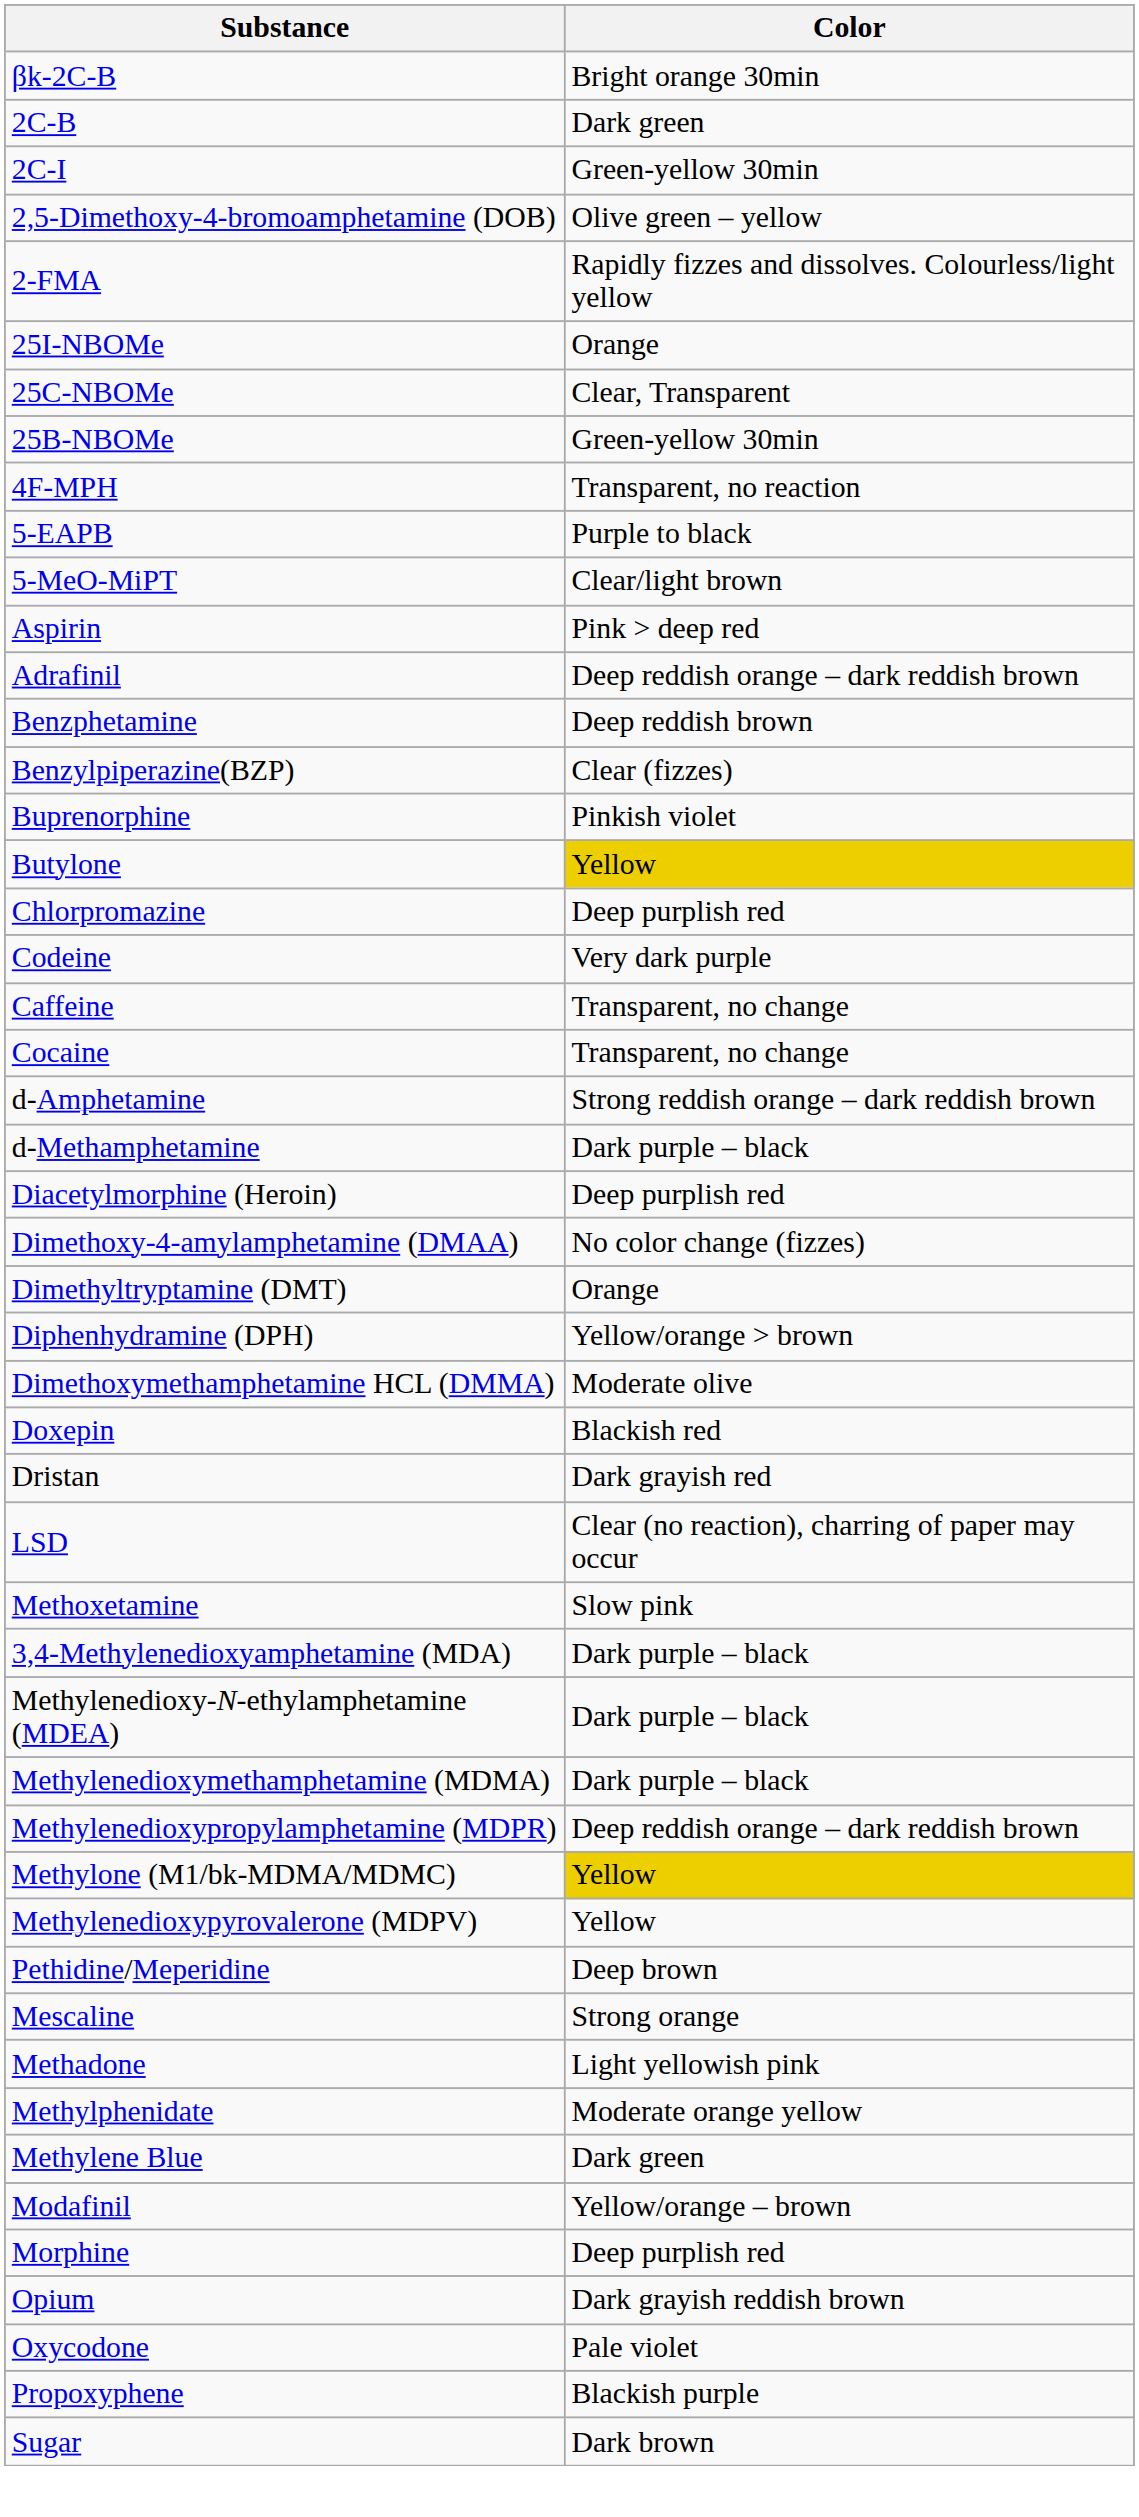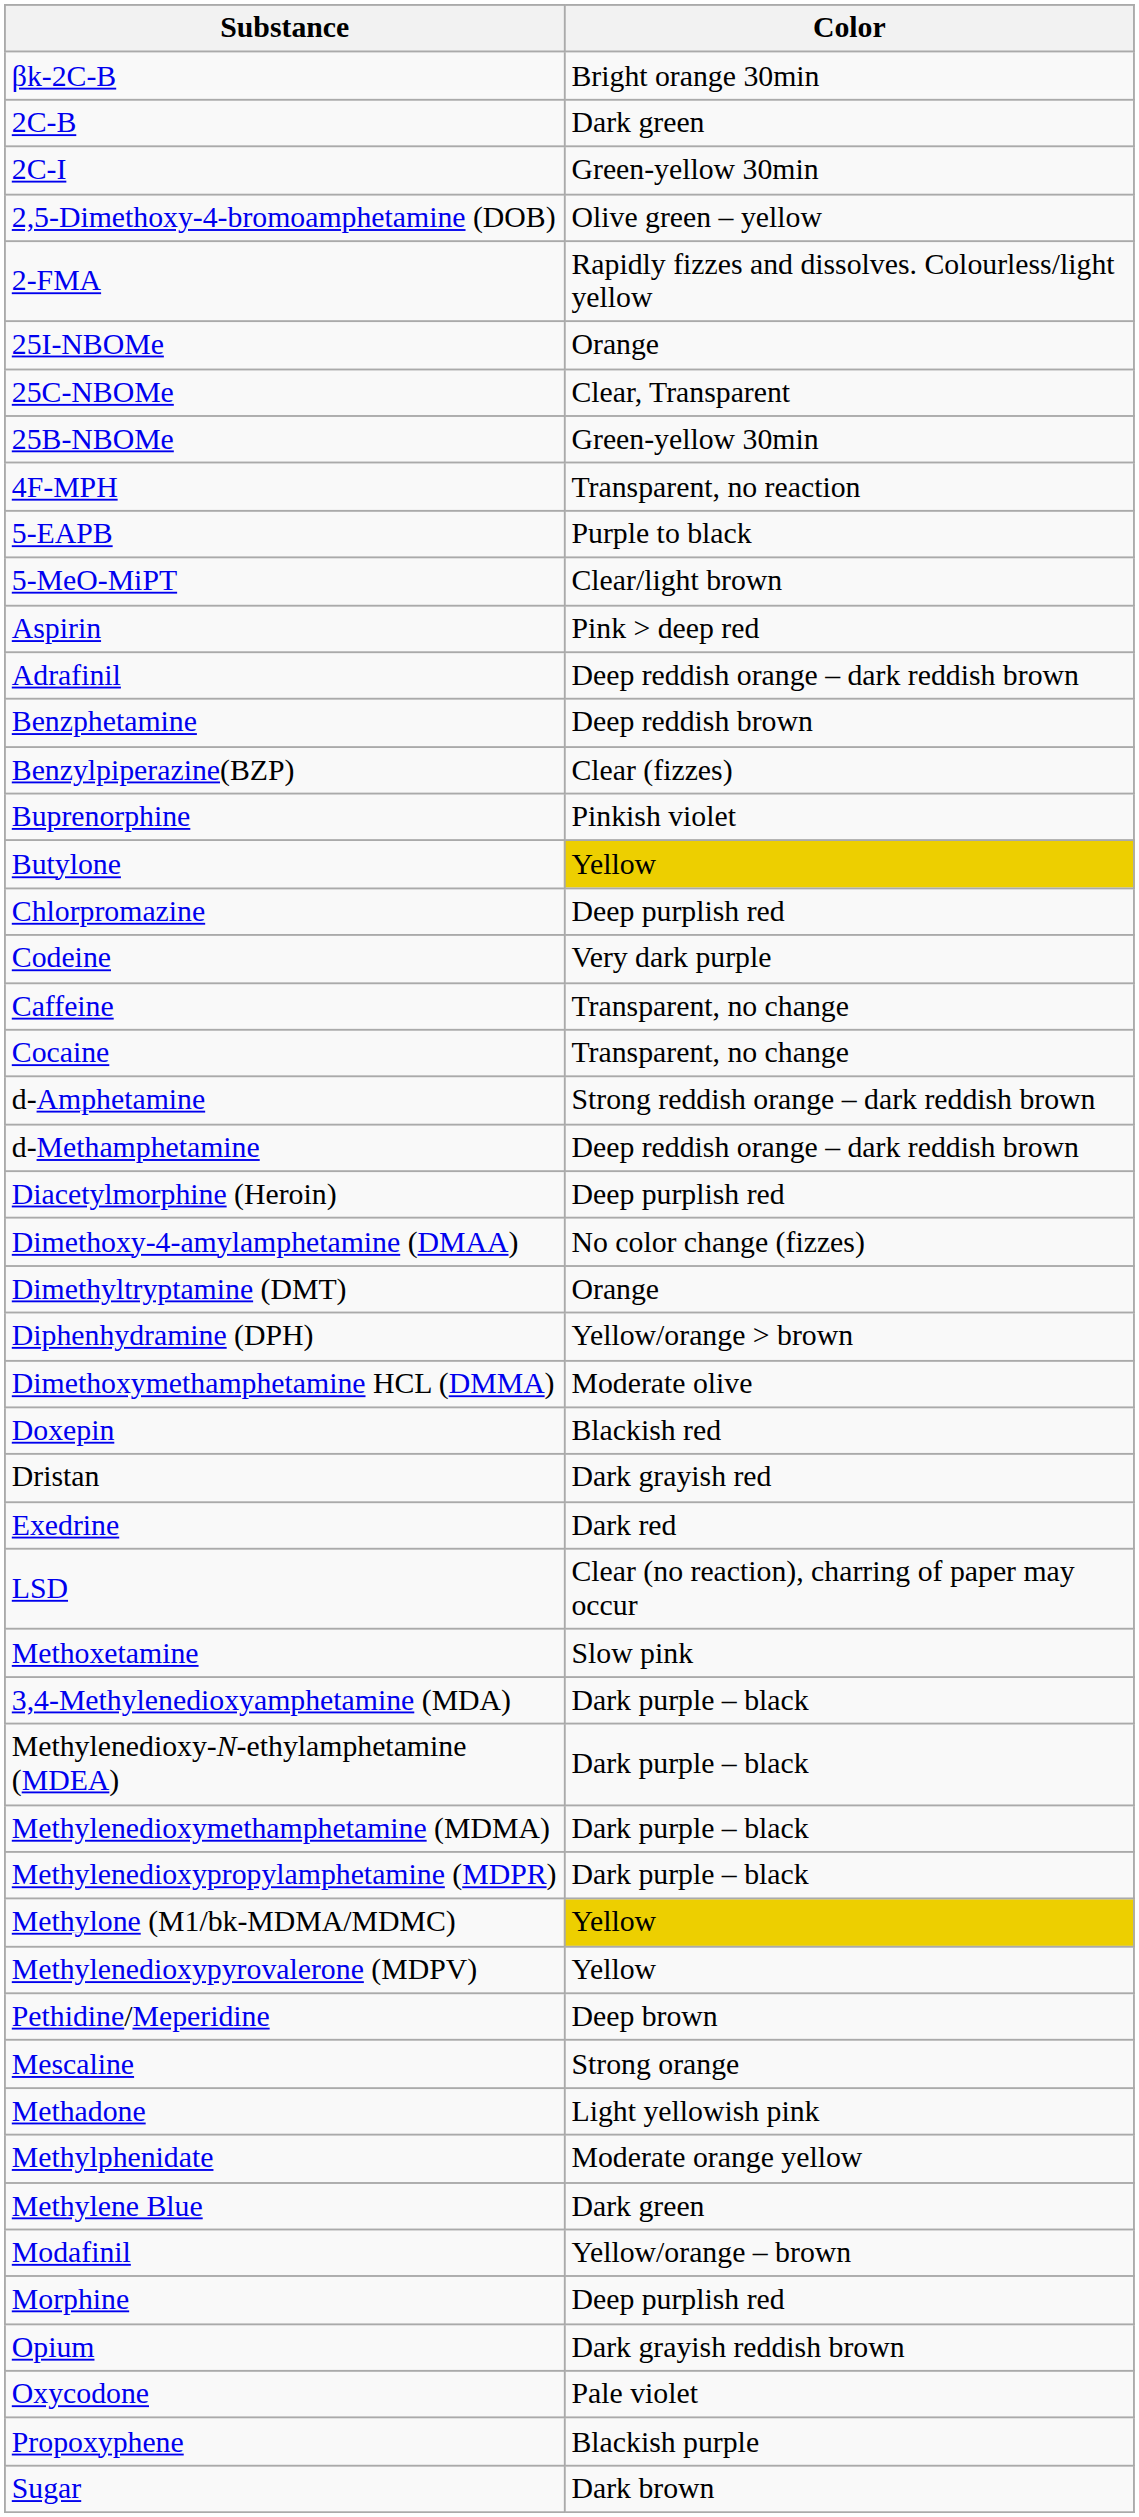(690, 1147) Dark purple – black -> (825, 1147) Deep reddish orange – dark reddish brown
+ row: (65, 1524)
(825, 1827) Deep reddish orange – dark reddish brown -> (690, 1874) Dark purple – black
